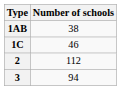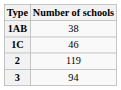(73, 61) 112 -> (73, 61) 119
